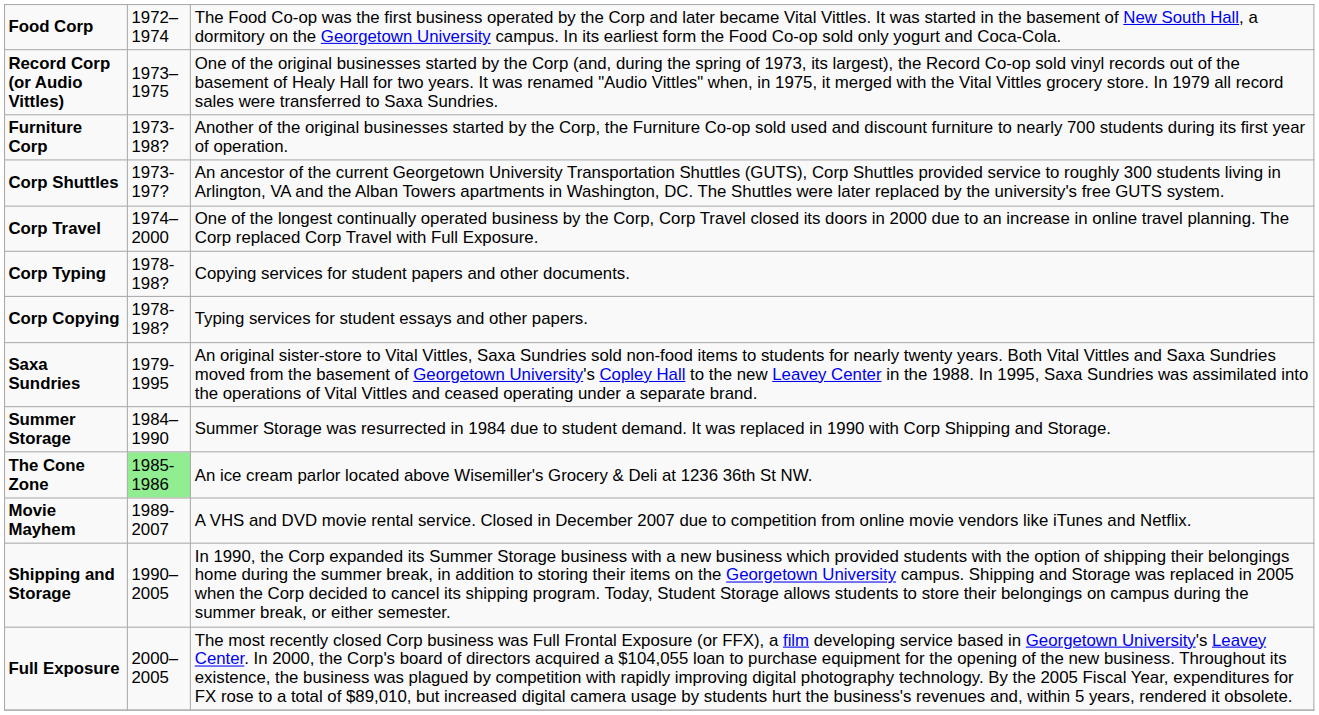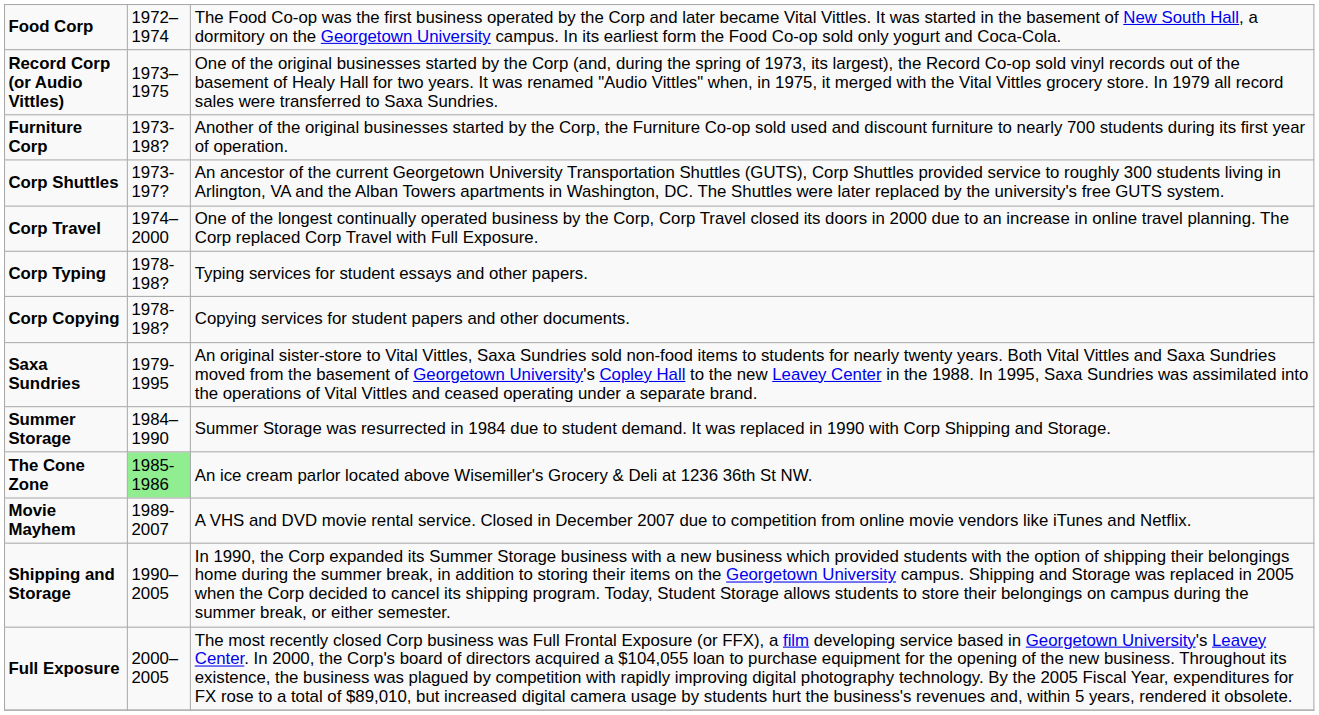(412, 273) Copying services for student papers and other documents. -> (391, 273) Typing services for student essays and other papers.
(391, 319) Typing services for student essays and other papers. -> (412, 319) Copying services for student papers and other documents.
